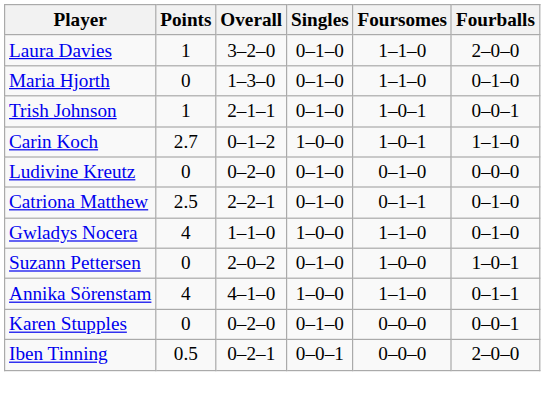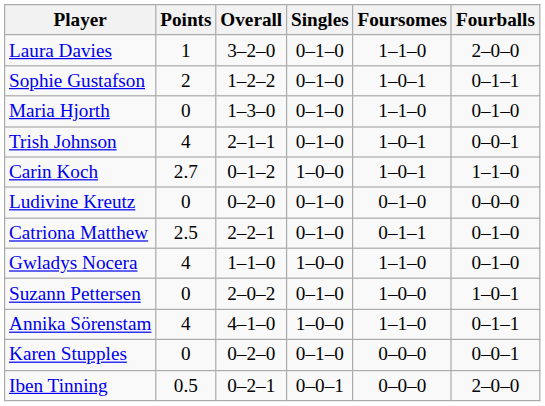+ row: (77, 80)
(186, 111) 1 -> (186, 141) 4
